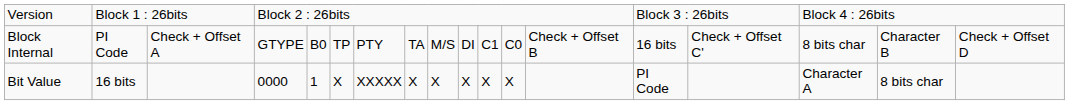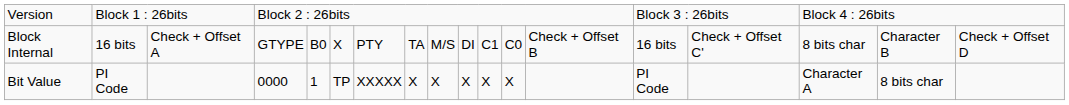(112, 44) PI Code -> (115, 44) 16 bits
(342, 44) TP -> (337, 44) X
(115, 81) 16 bits -> (112, 81) PI Code
(337, 81) X -> (342, 81) TP
